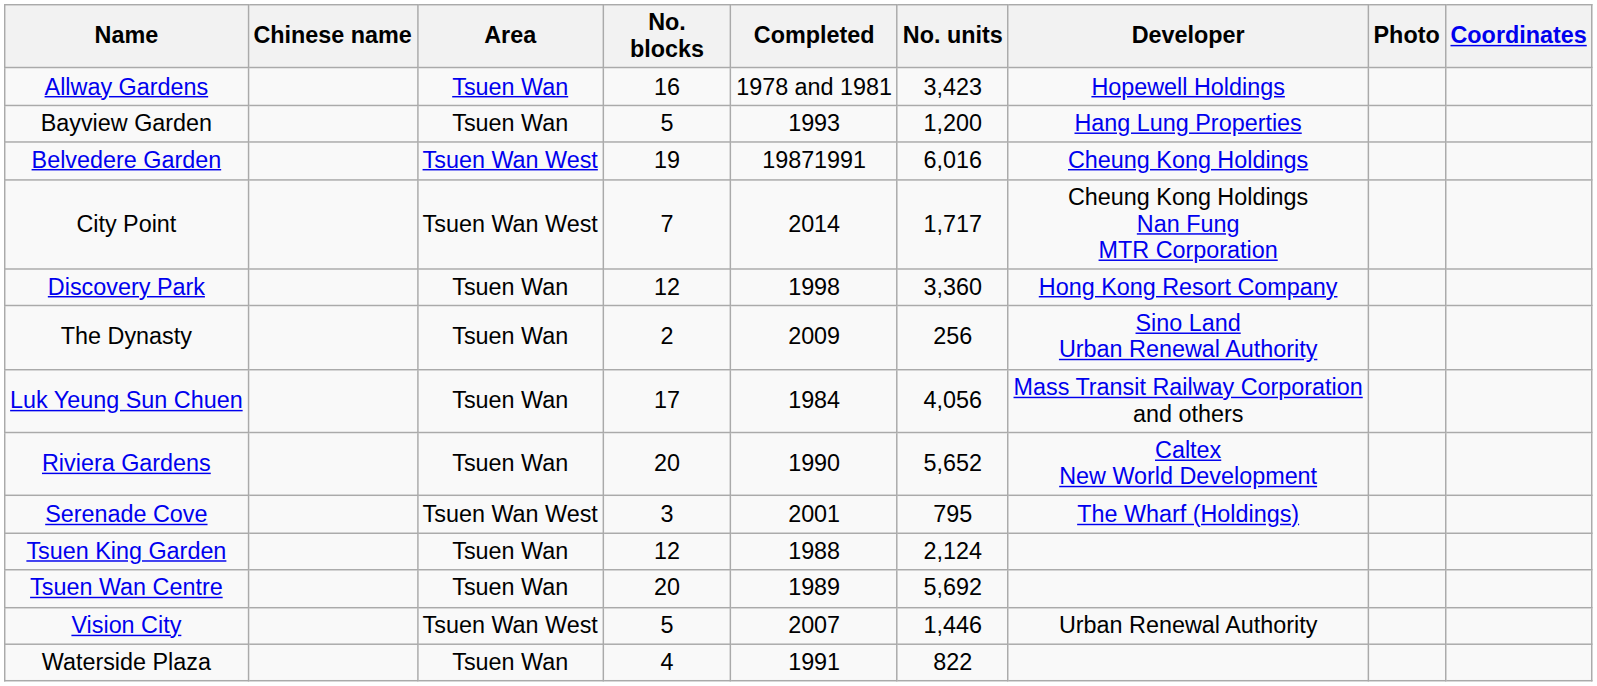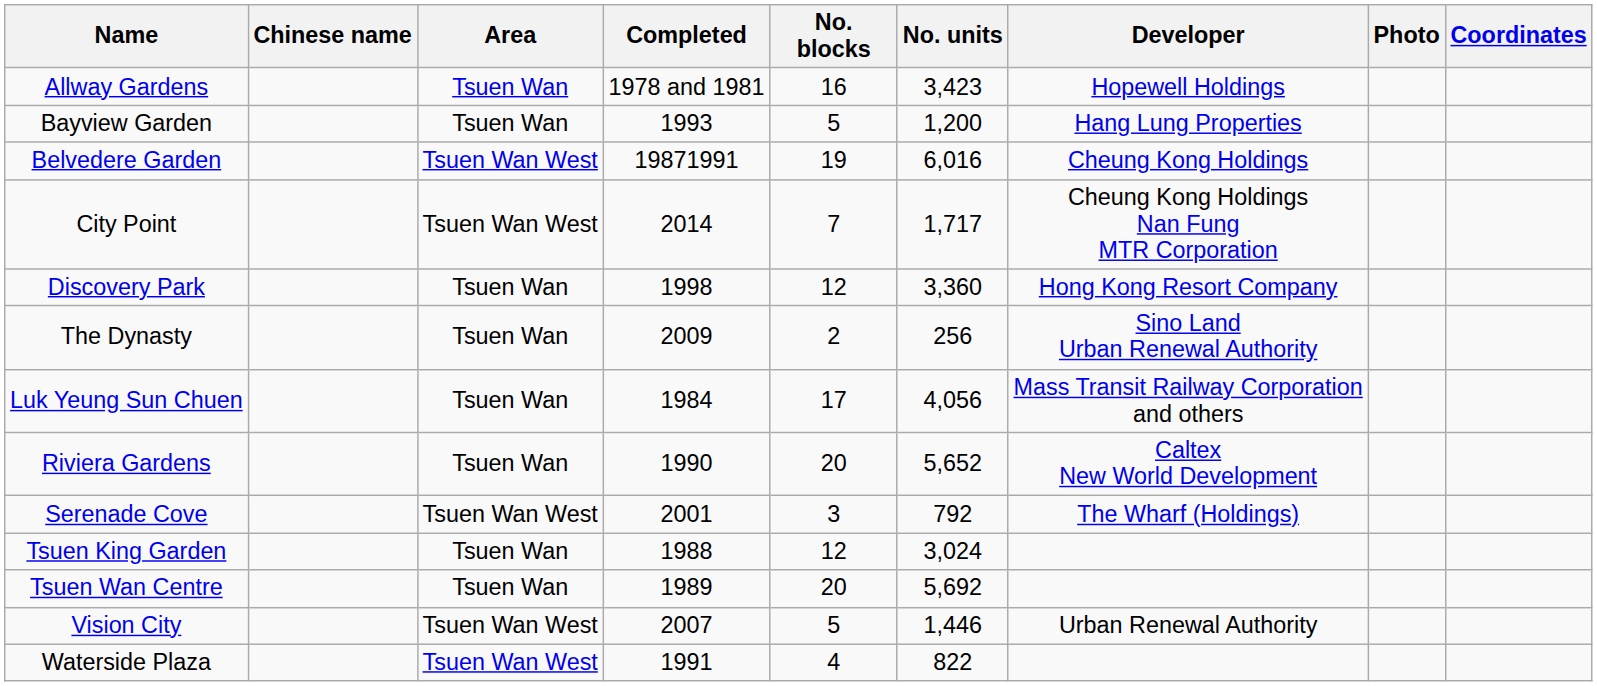columns swapped: (814, 36) <-> (667, 36)
(953, 514) 795 -> (953, 514) 792
(953, 551) 2,124 -> (953, 551) 3,024
(510, 662) Tsuen Wan -> (510, 662) Tsuen Wan West
